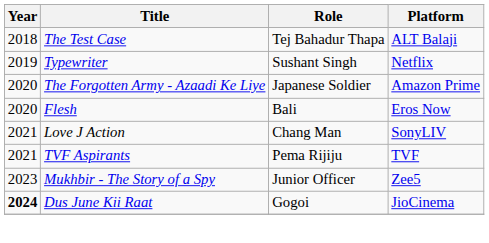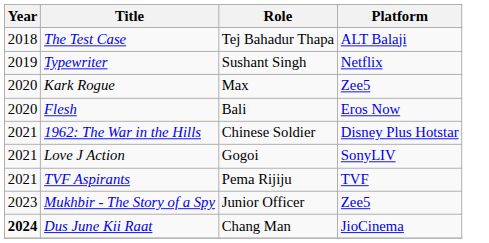+ row: (79, 86)
- row: (155, 86)
+ row: (123, 132)
(307, 132) Chang Man -> (240, 156) Gogoi
(291, 202) Gogoi -> (256, 226) Chang Man
